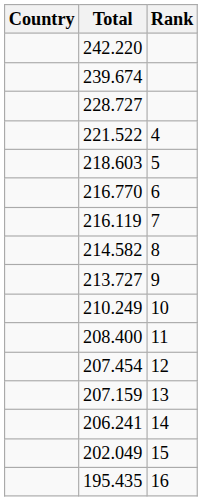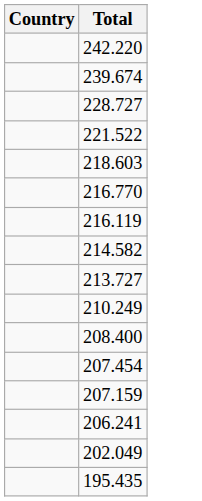- column: (172, 18)
